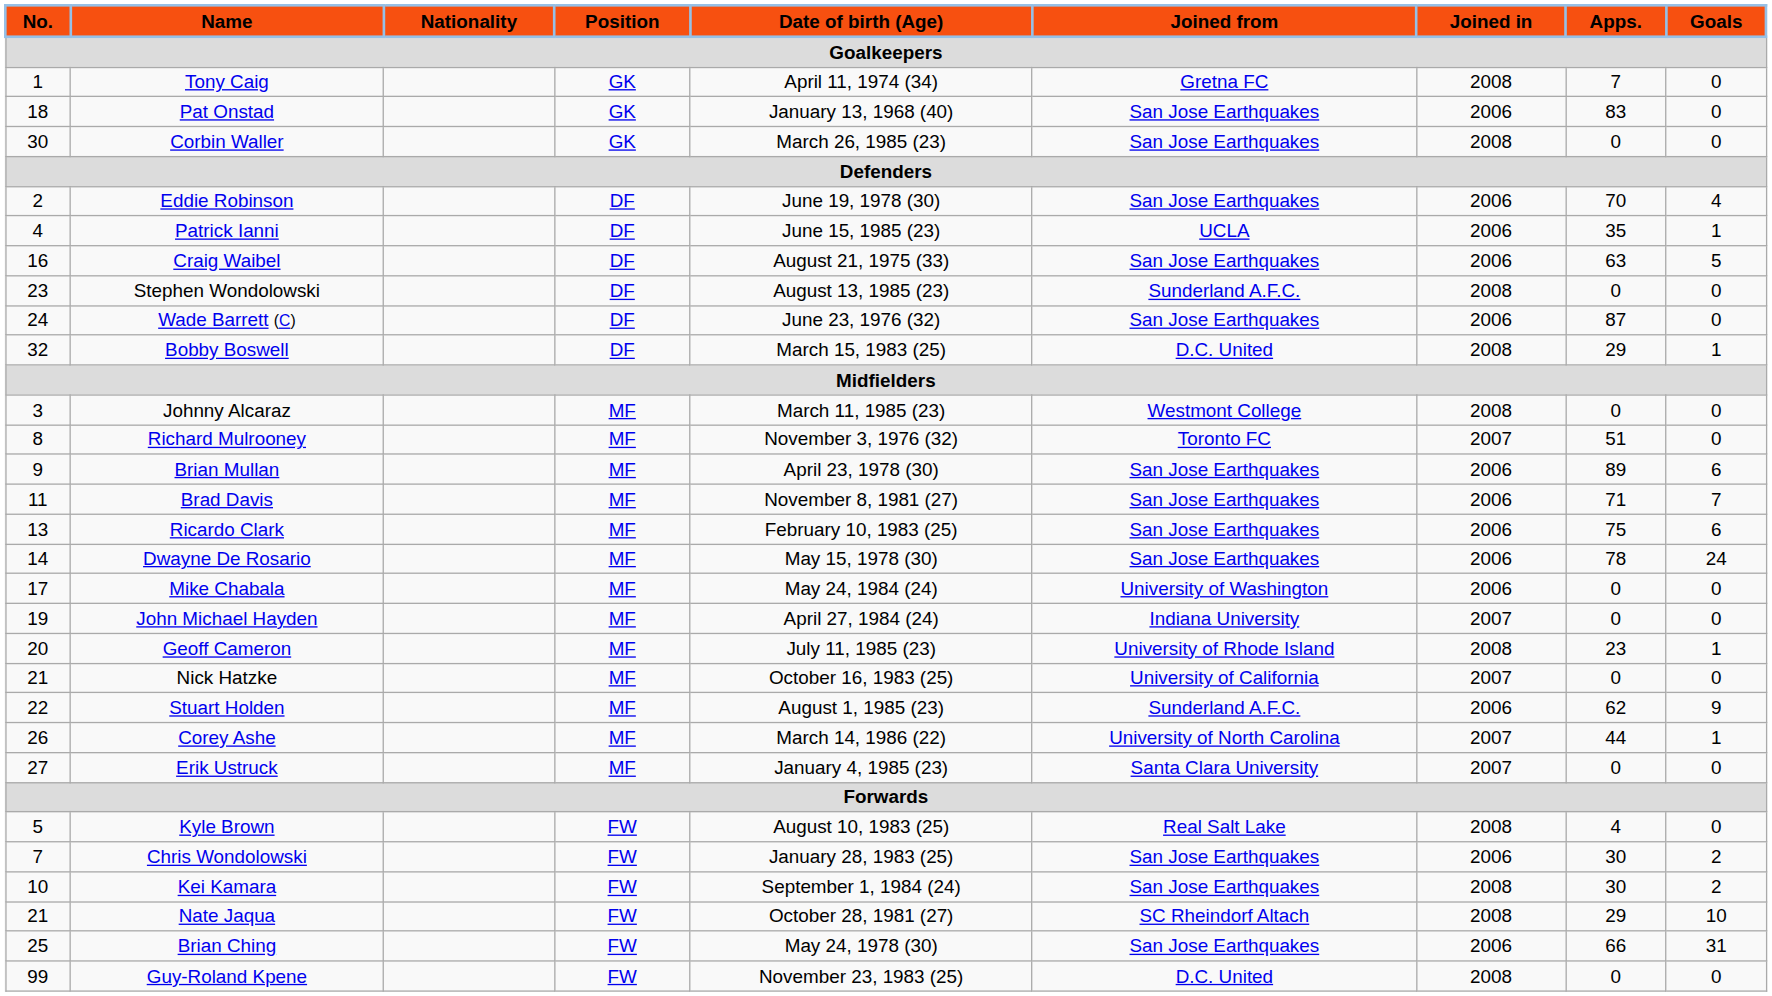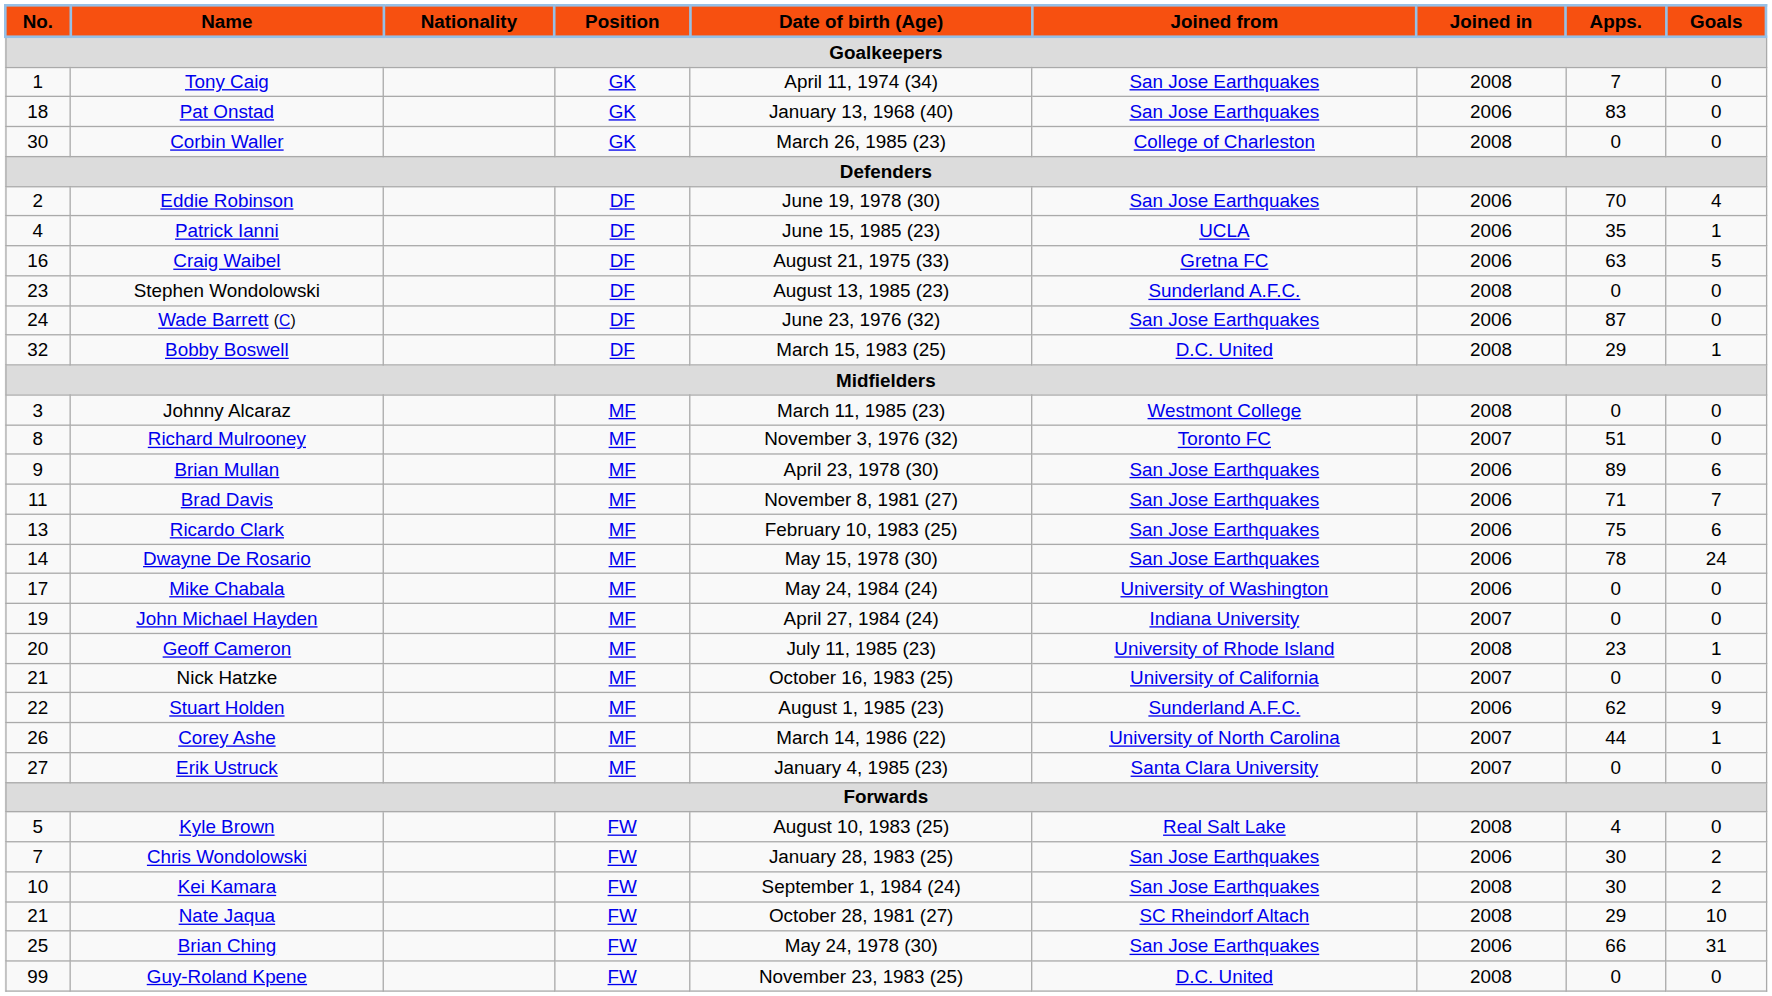(1224, 82) Gretna FC -> (1224, 82) San Jose Earthquakes
(1224, 142) San Jose Earthquakes -> (1224, 142) College of Charleston
(1224, 261) San Jose Earthquakes -> (1224, 261) Gretna FC
